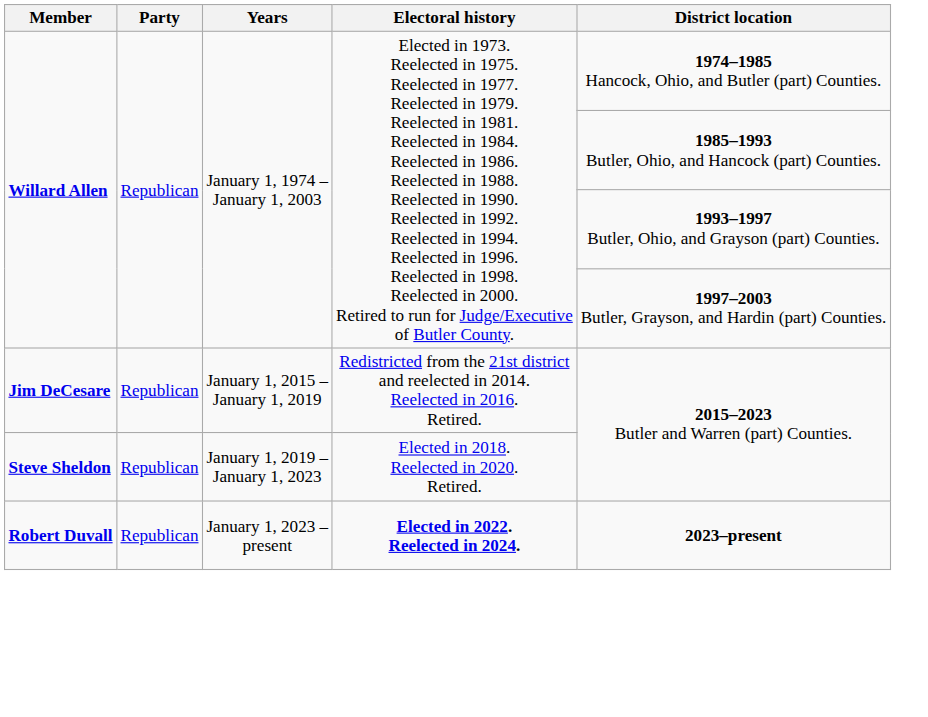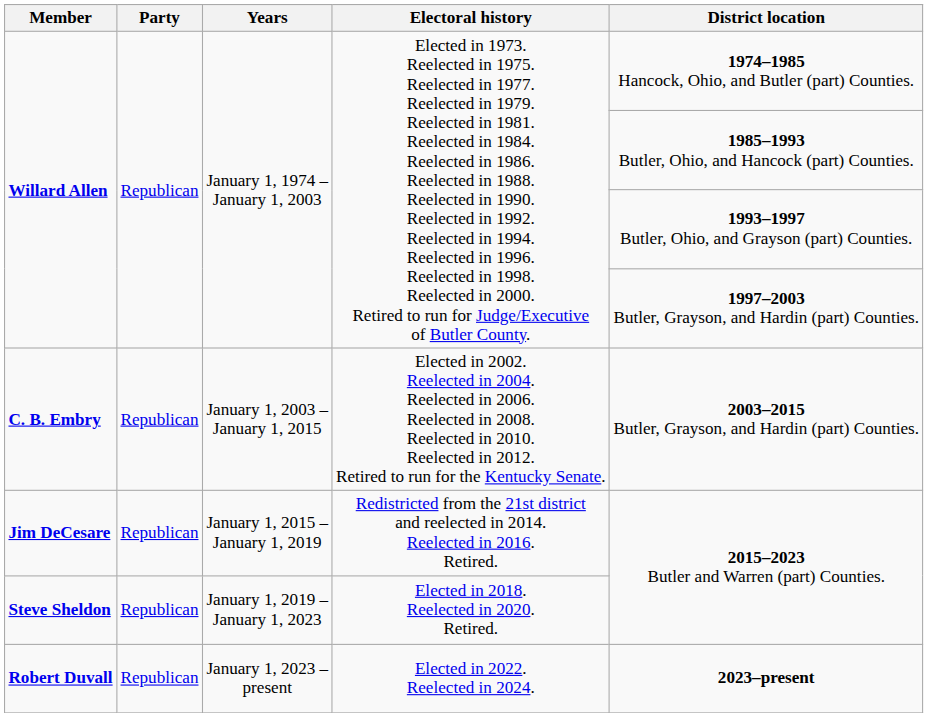+ row: (55, 419)
(454, 535) bold -> (471, 678) normal
